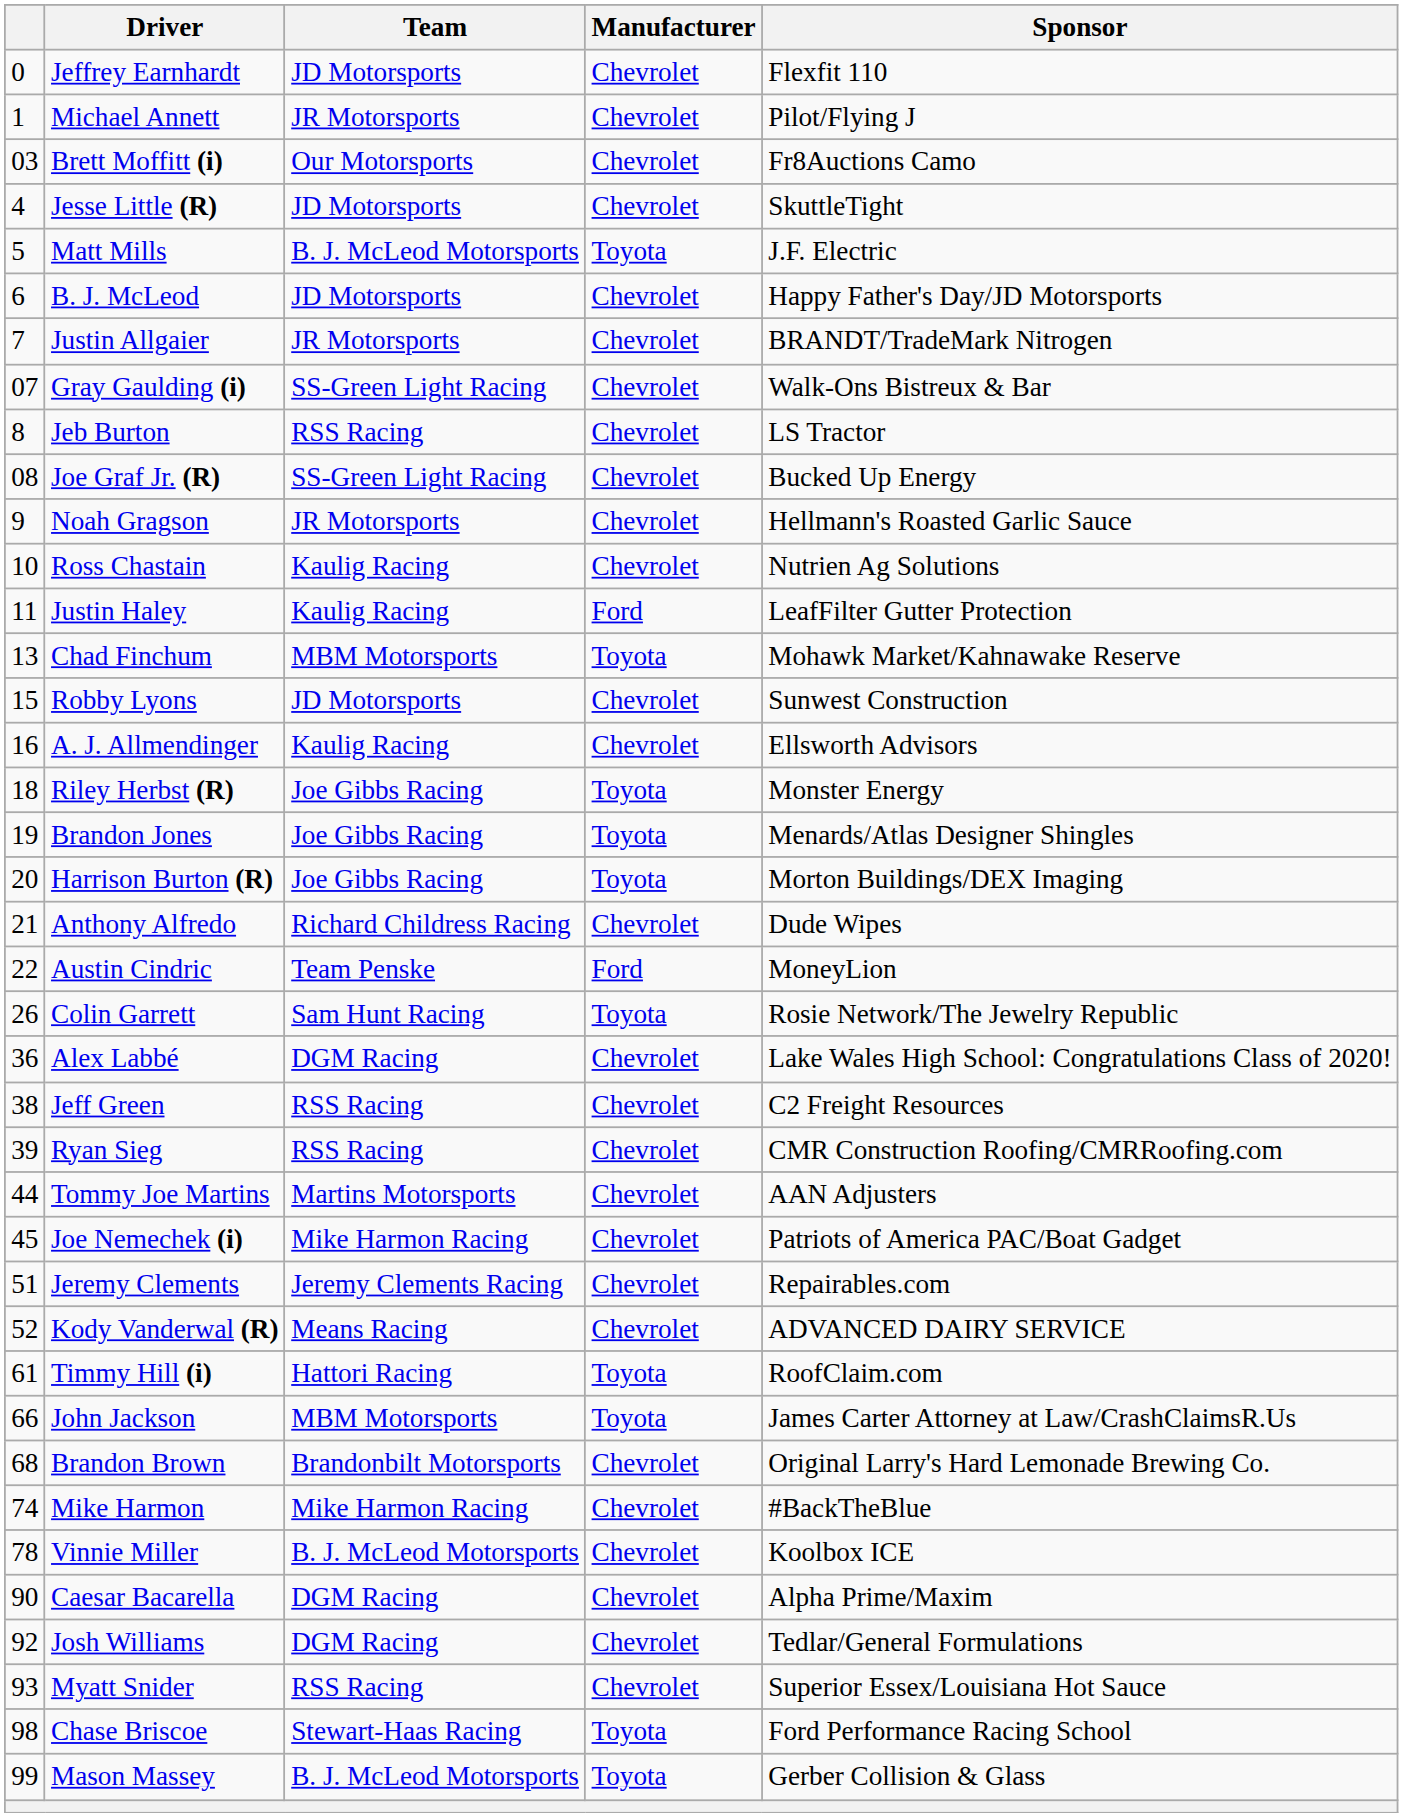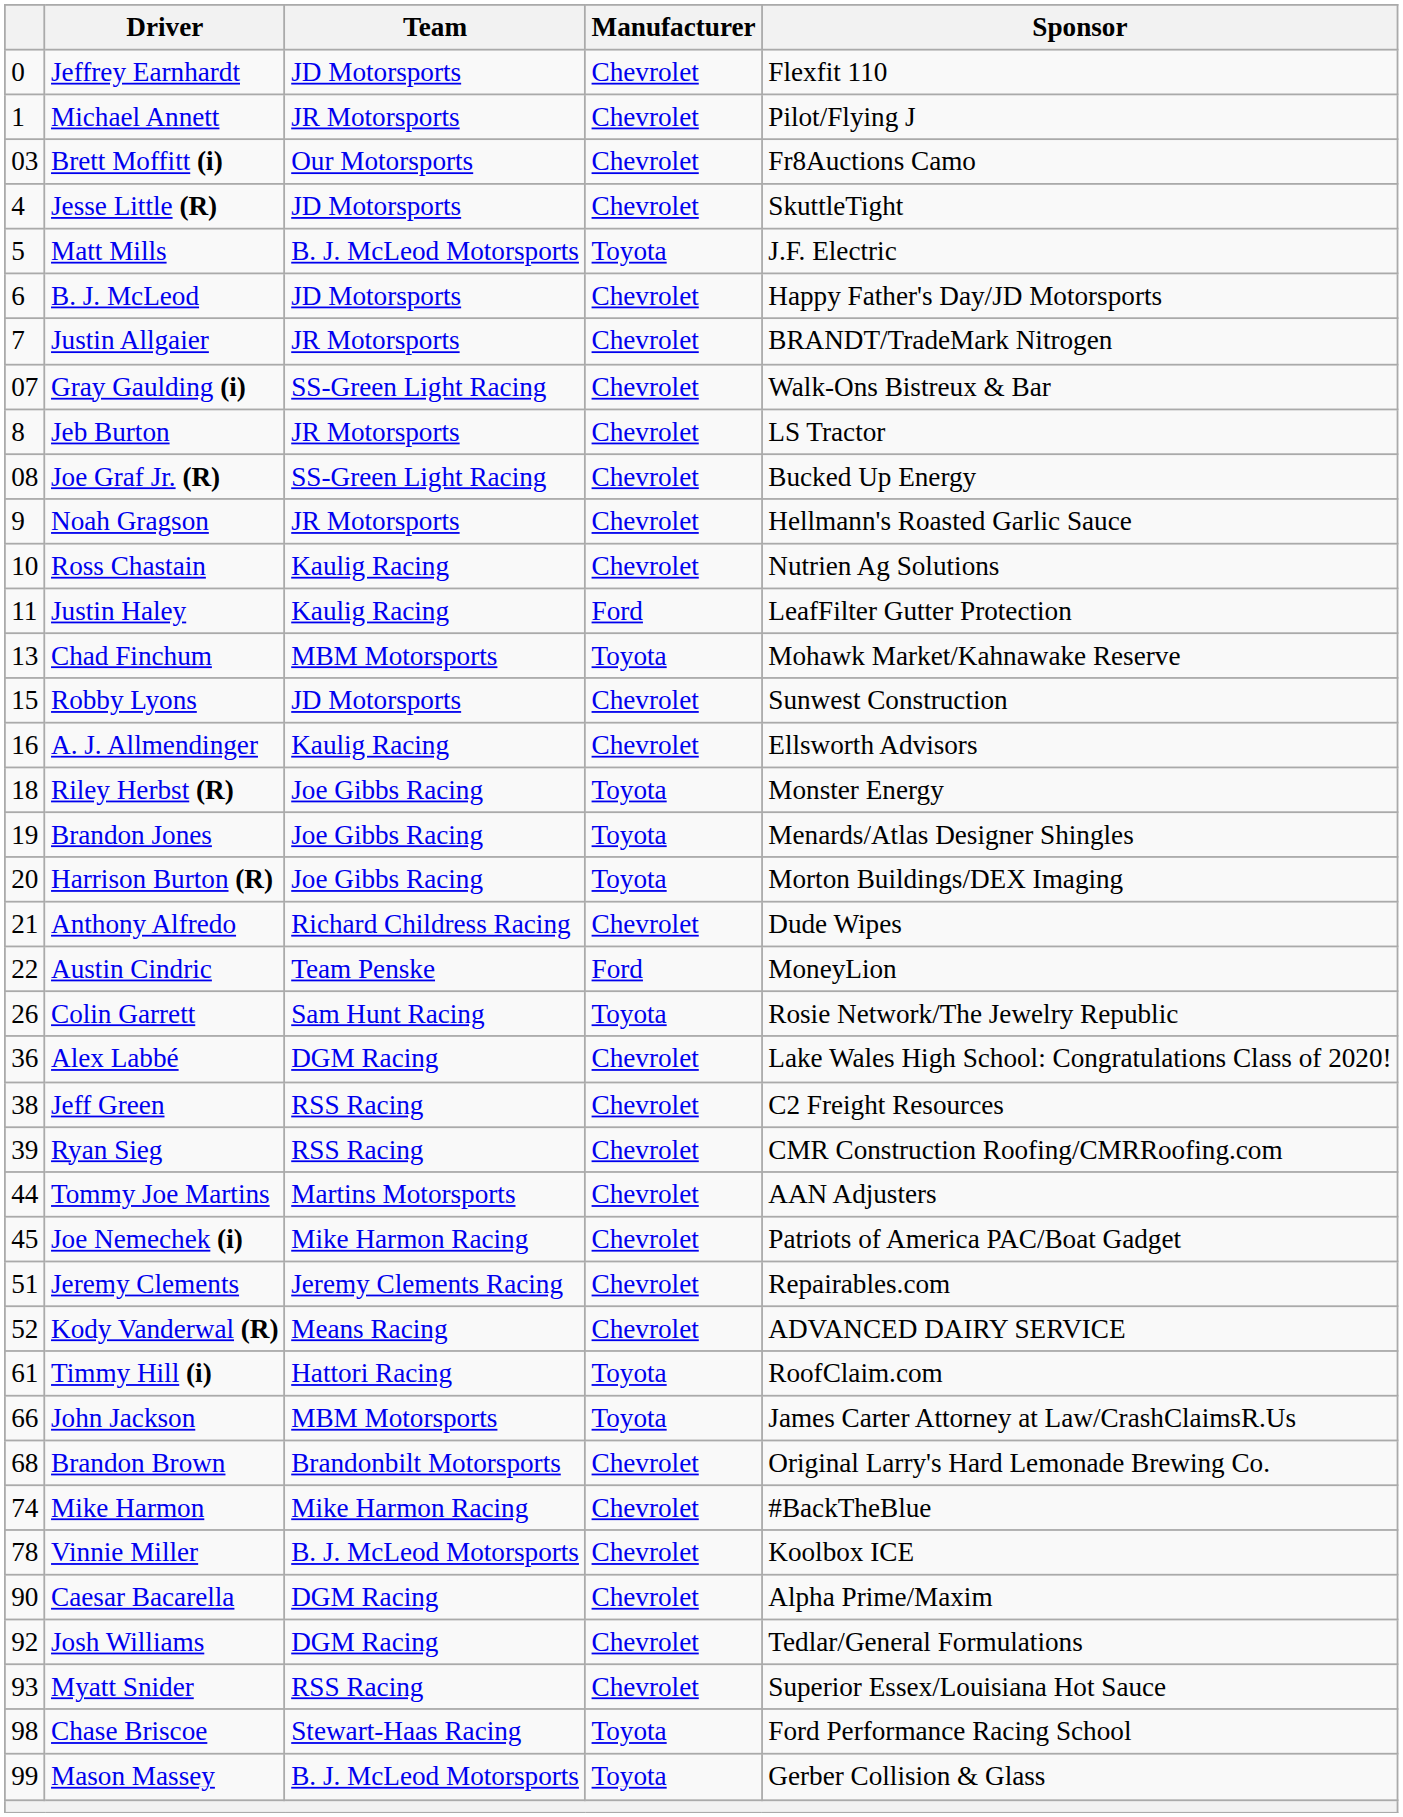(357, 430) RSS Racing -> (375, 430) JR Motorsports
